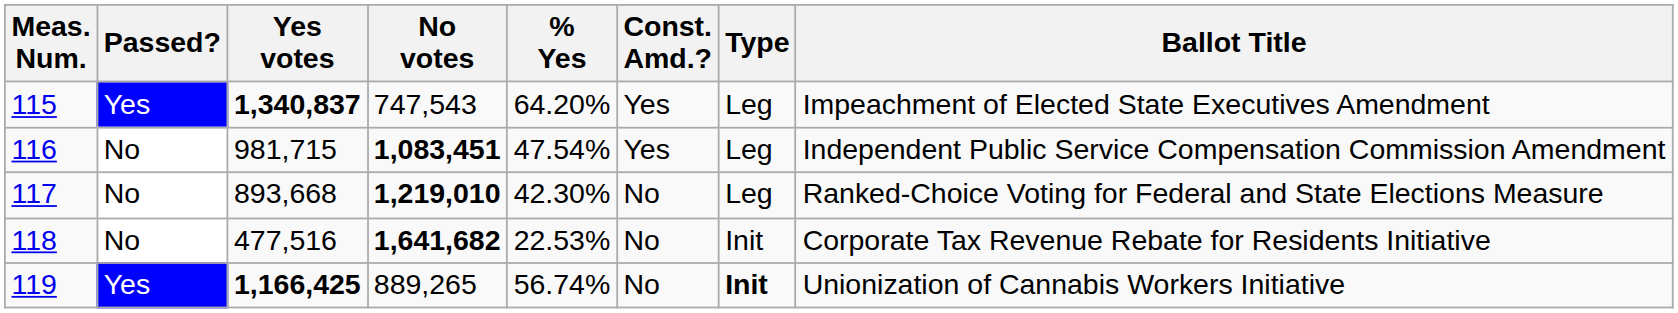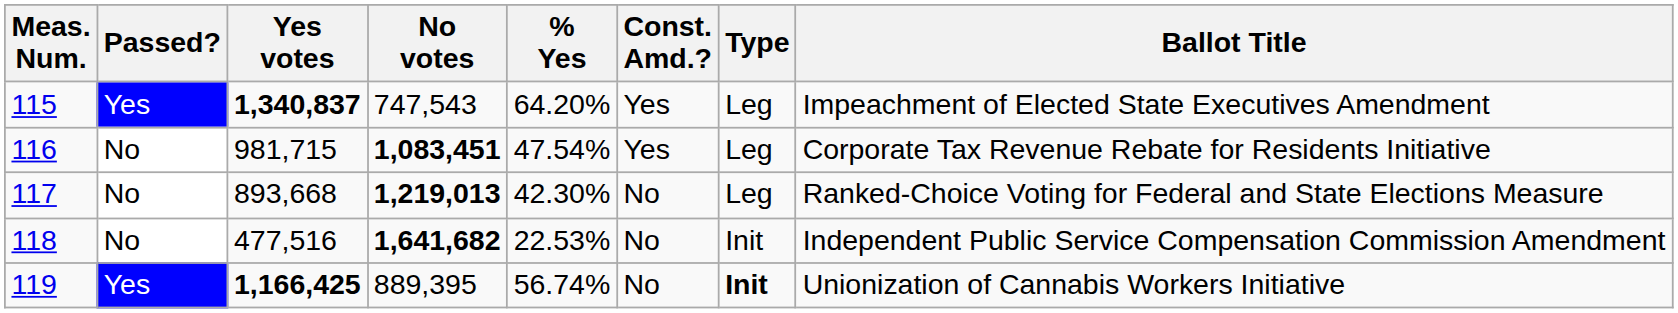(1234, 149) Independent Public Service Compensation Commission Amendment -> (1147, 149) Corporate Tax Revenue Rebate for Residents Initiative
(437, 194) 1,219,010 -> (437, 194) 1,219,013
(1147, 239) Corporate Tax Revenue Rebate for Residents Initiative -> (1234, 239) Independent Public Service Compensation Commission Amendment
(425, 284) 889,265 -> (425, 284) 889,395
